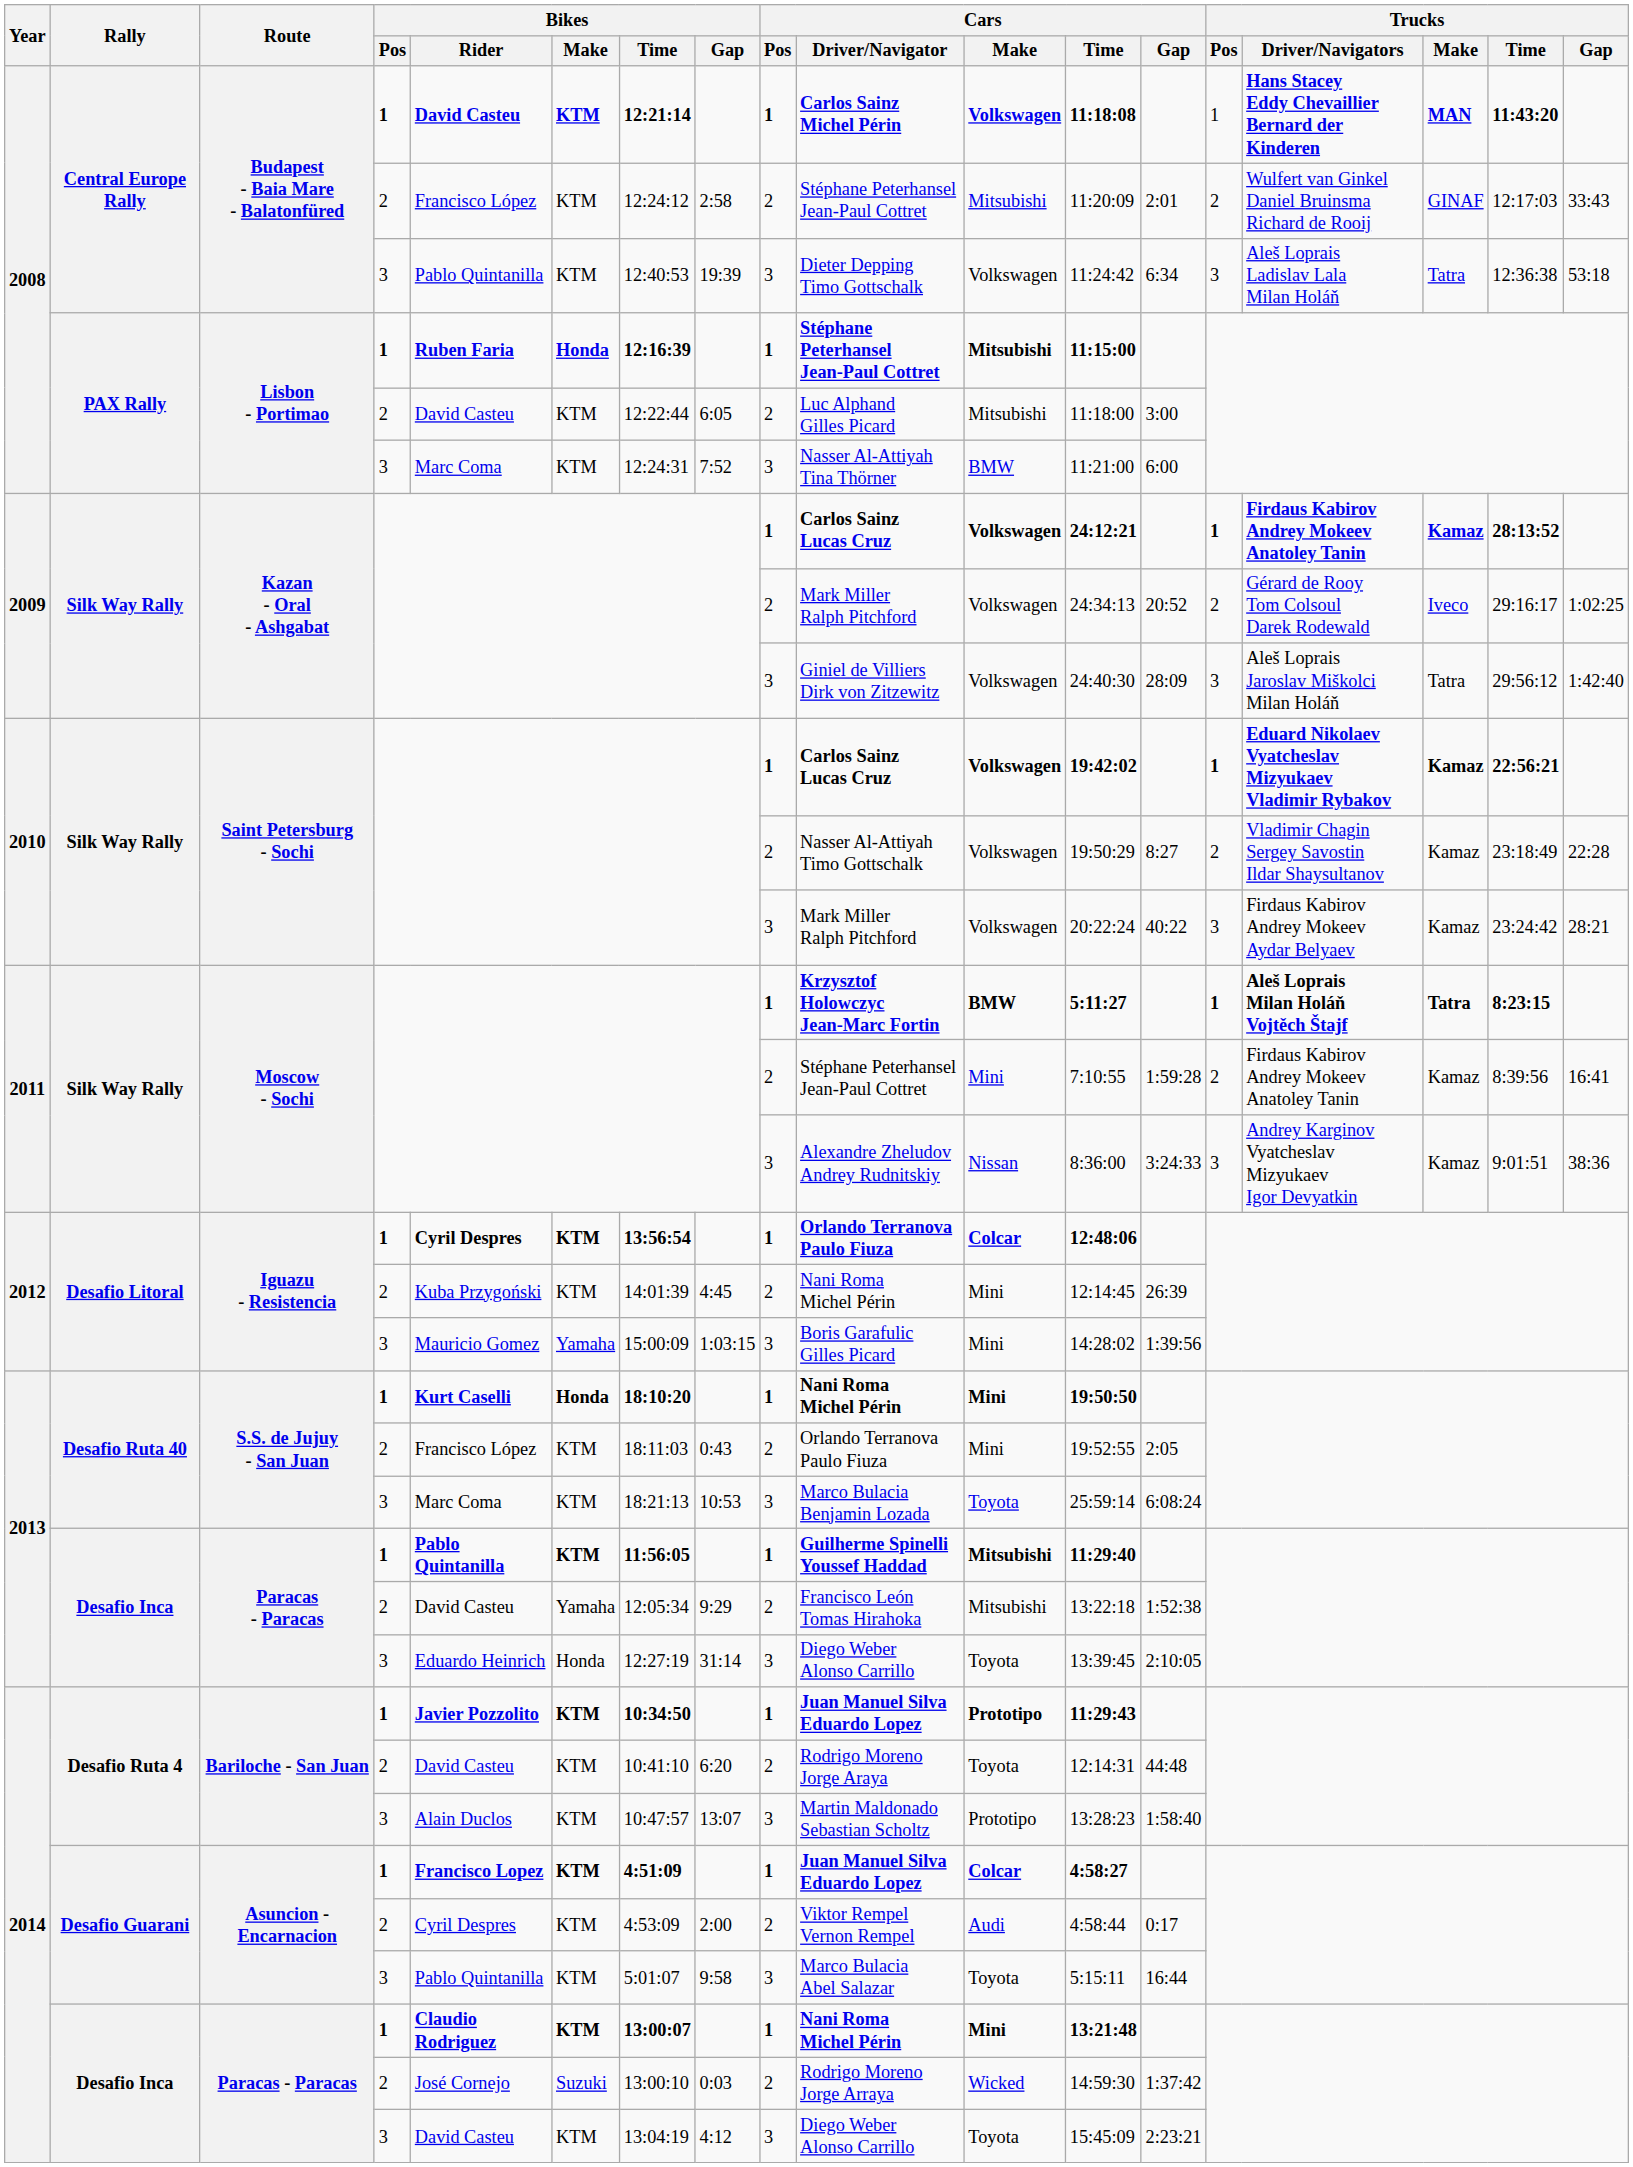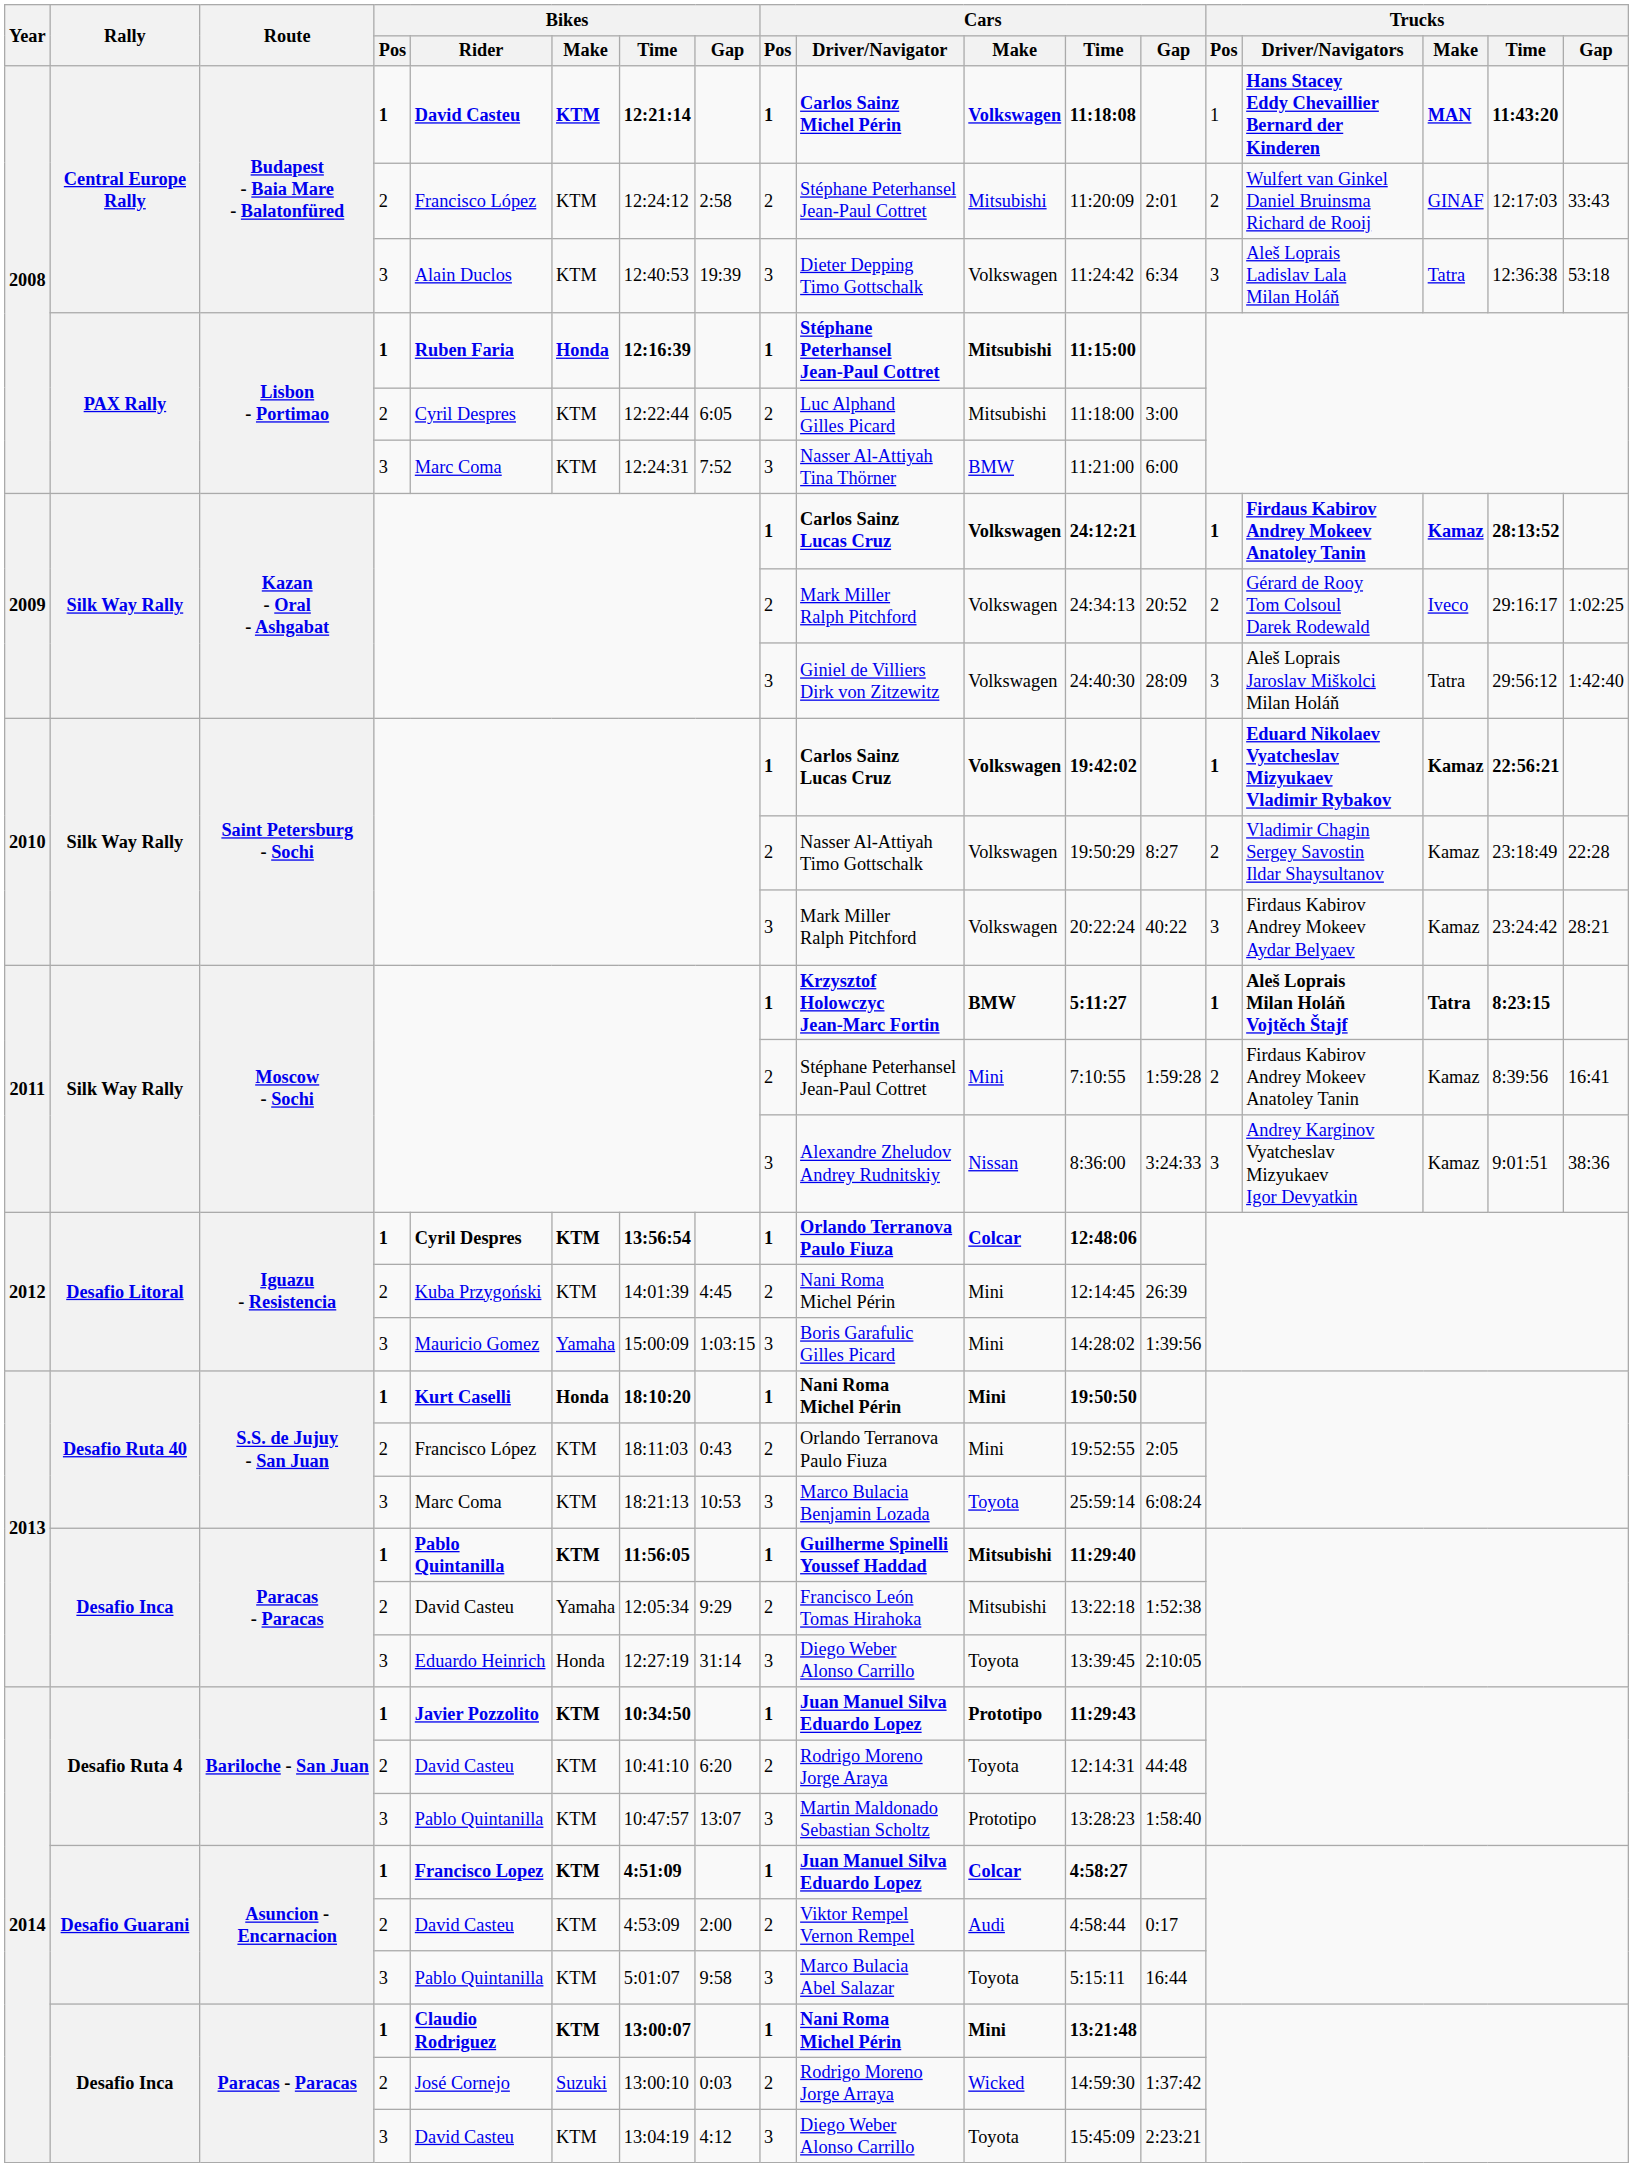(479, 275) Pablo Quintanilla -> (463, 275) Alain Duclos
(464, 414) David Casteu -> (465, 414) Cyril Despres
(463, 1819) Alain Duclos -> (479, 1819) Pablo Quintanilla
(465, 1924) Cyril Despres -> (464, 1924) David Casteu
